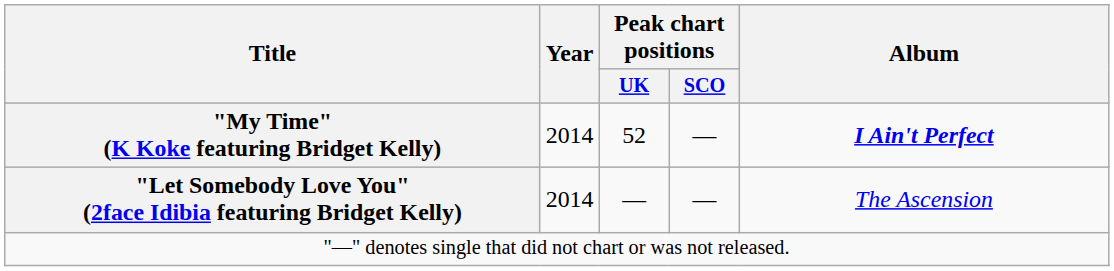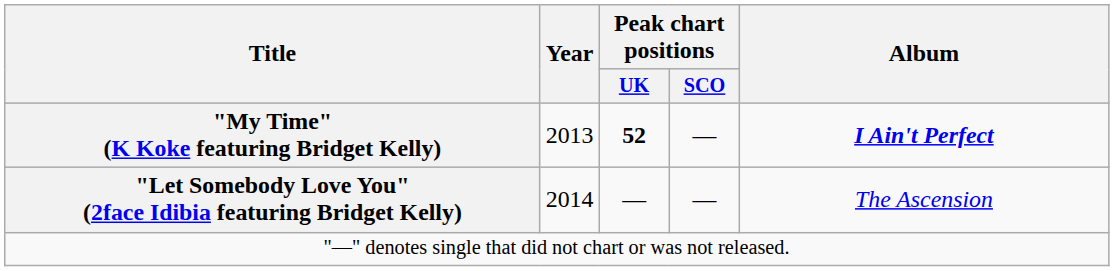(570, 134) 2014 -> (570, 134) 2013
(634, 134) normal -> (634, 134) bold
